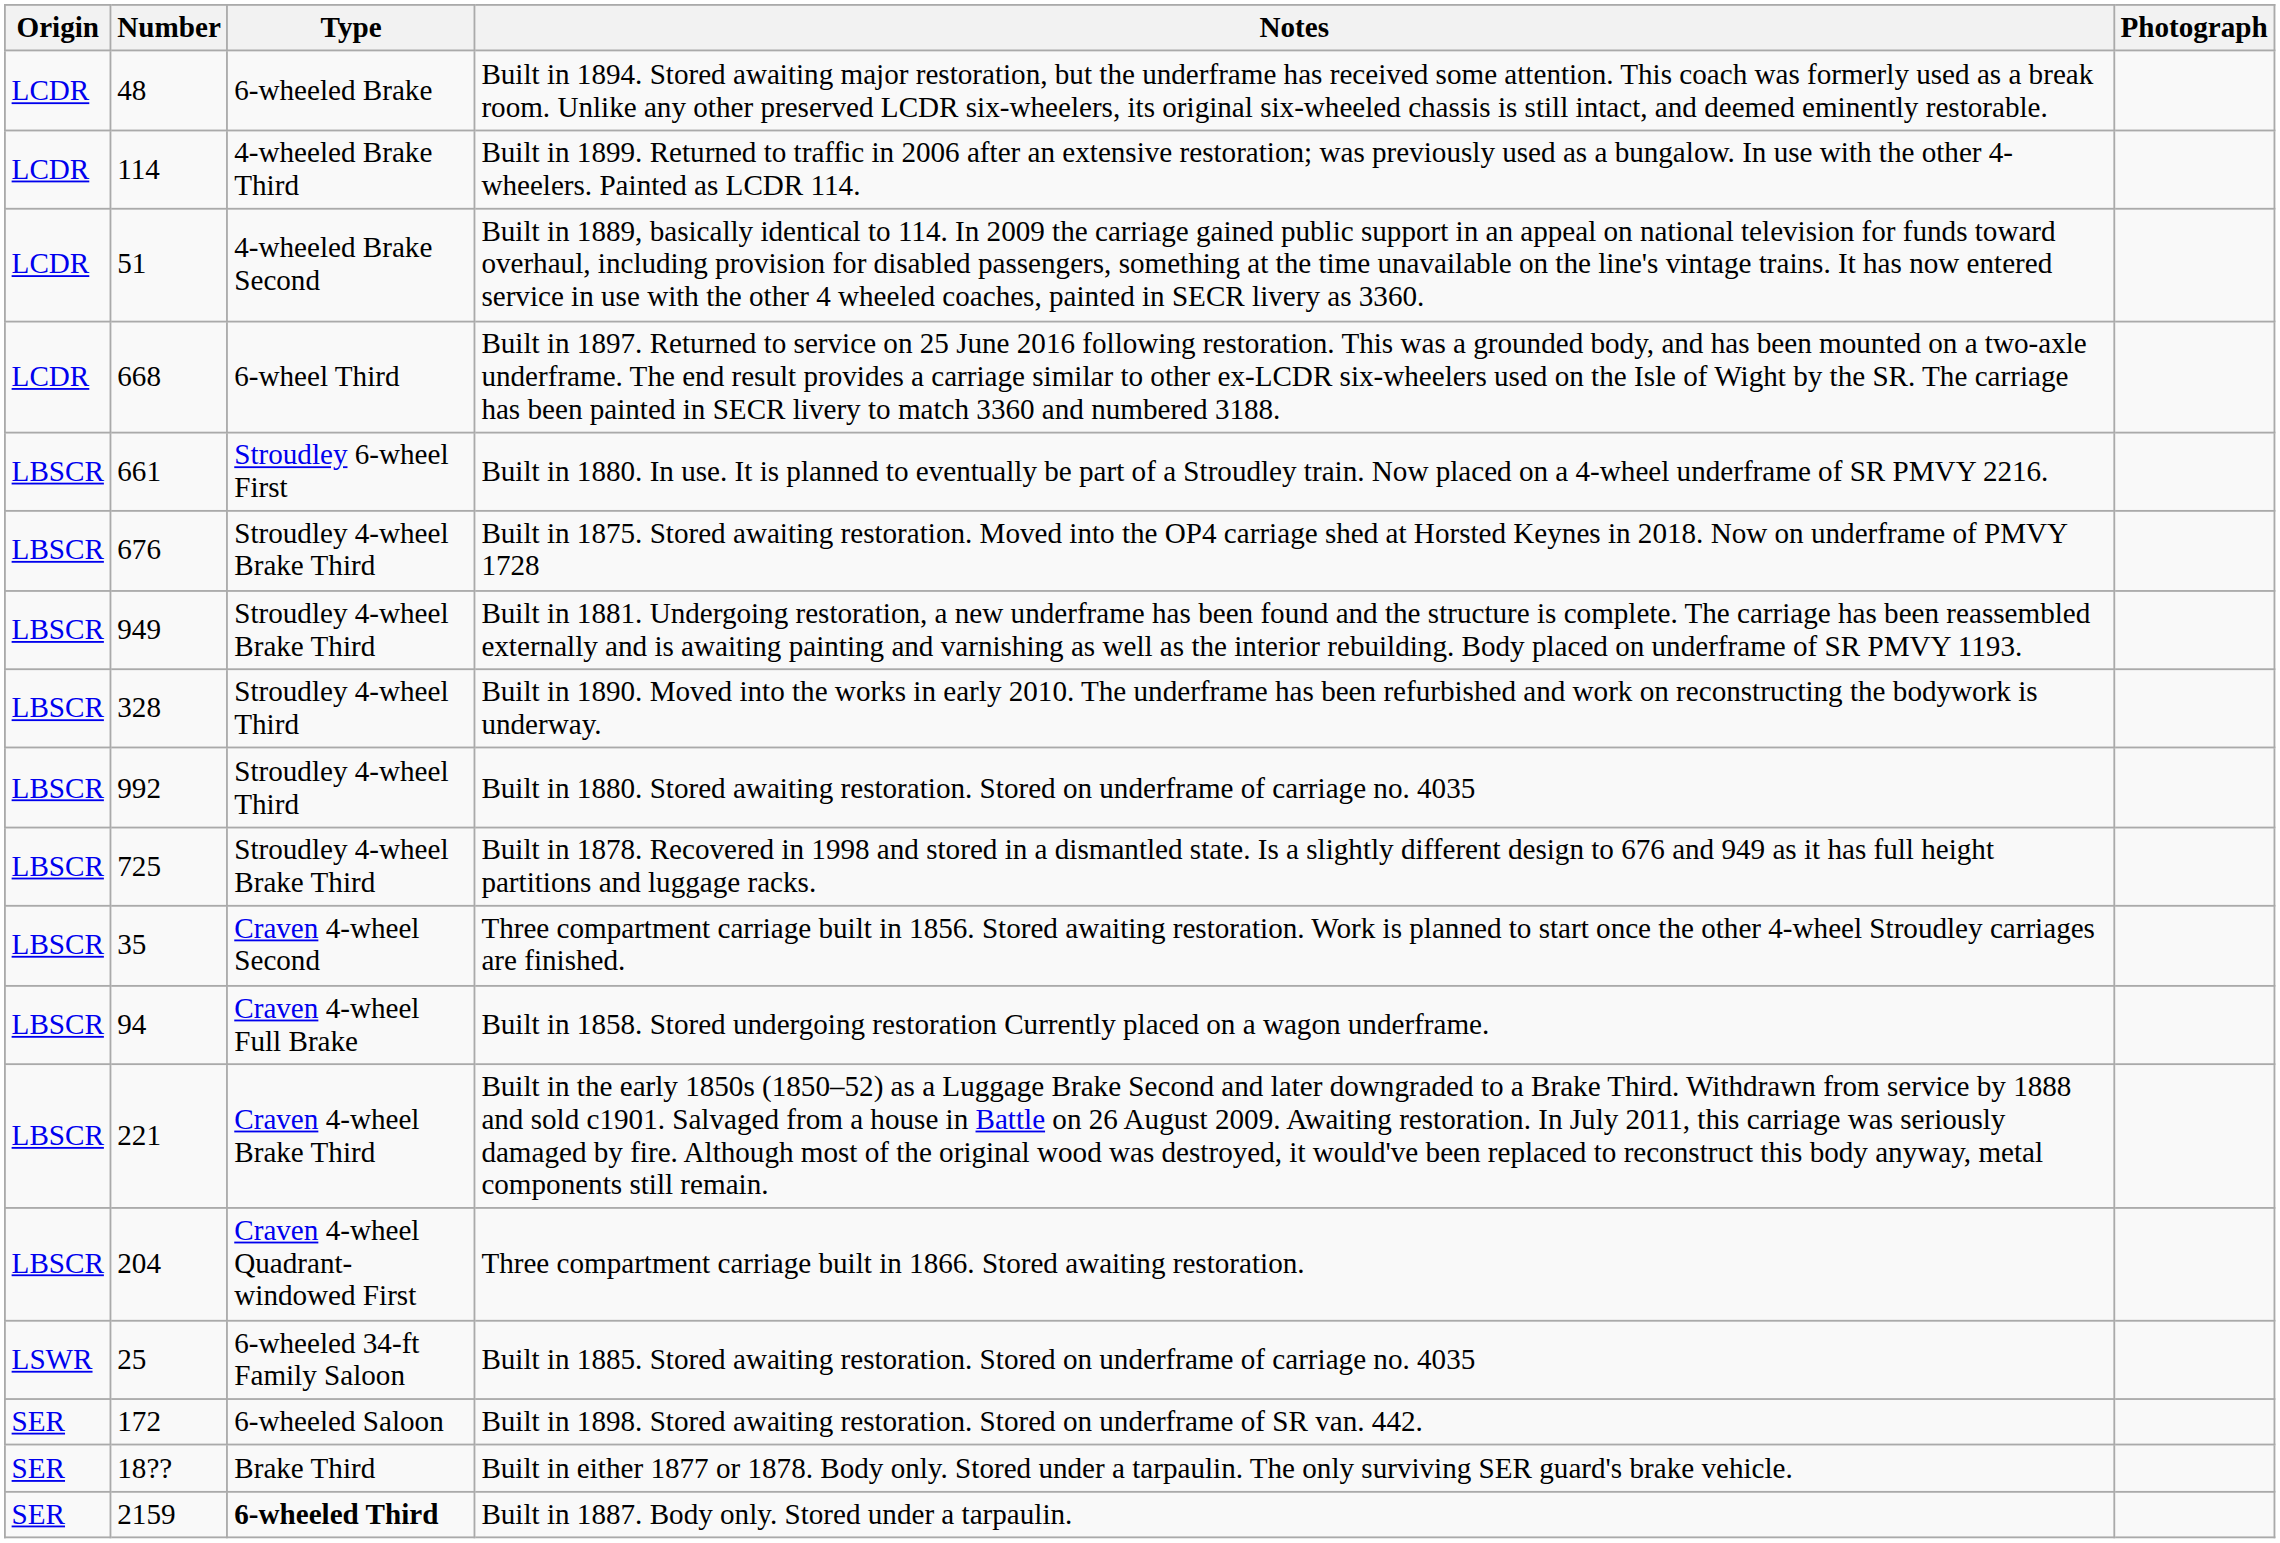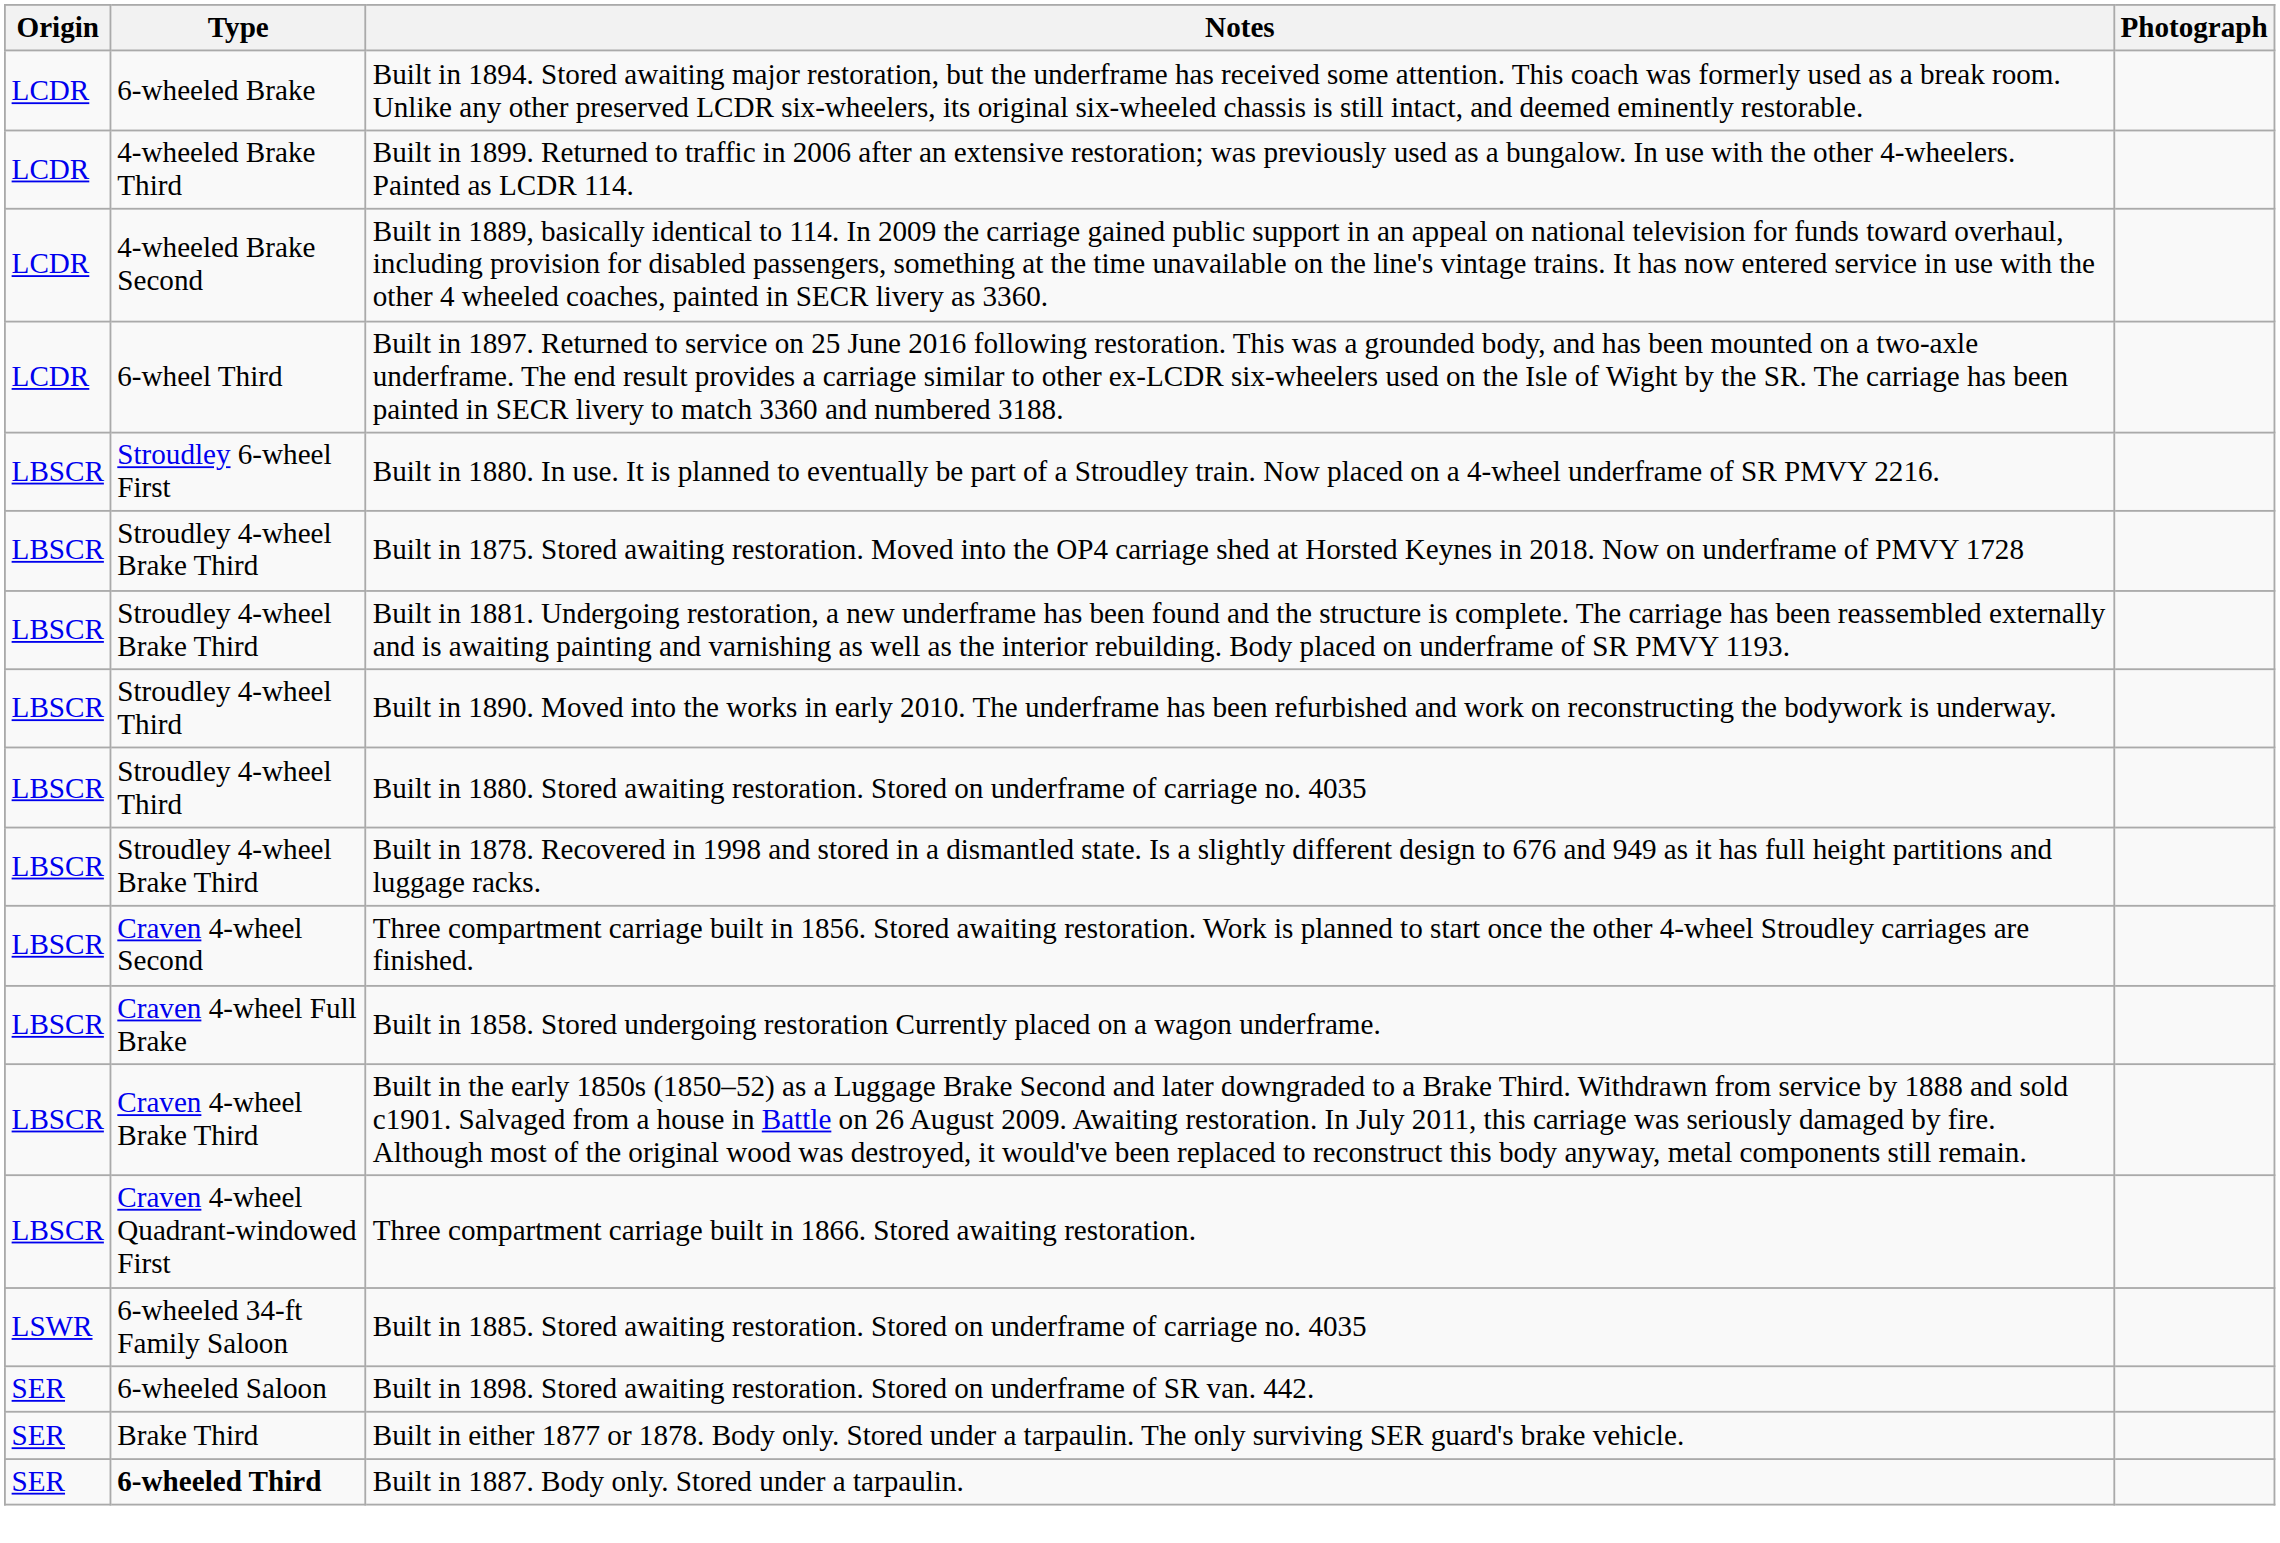- column: (169, 27)
